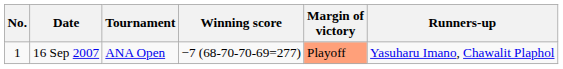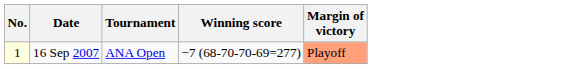- column: (462, 23)
(17, 53) no background -> (17, 53) lightyellow background
